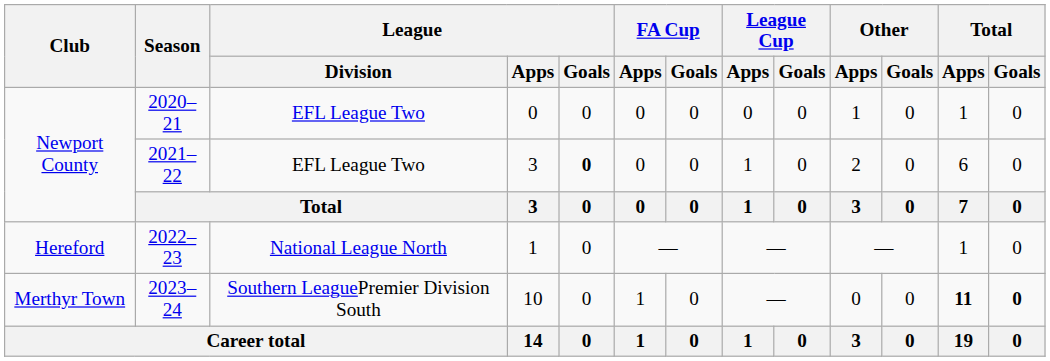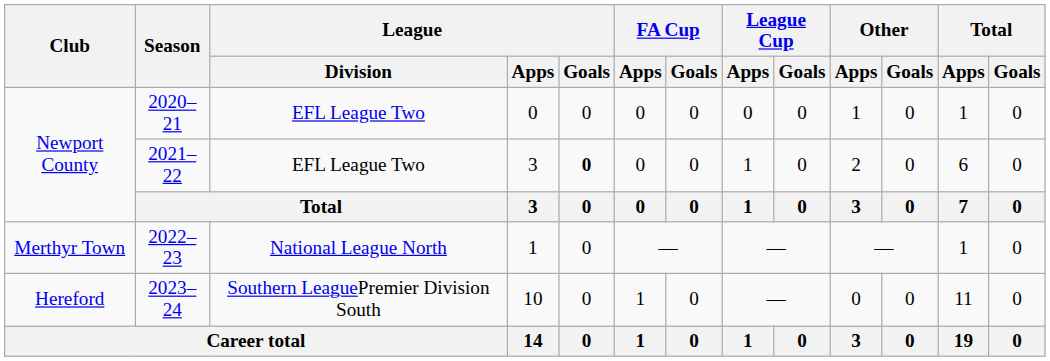(70, 247) Hereford -> (70, 247) Merthyr Town
(70, 299) Merthyr Town -> (70, 299) Hereford
(963, 299) bold -> (963, 299) normal
(1017, 299) bold -> (1017, 299) normal
